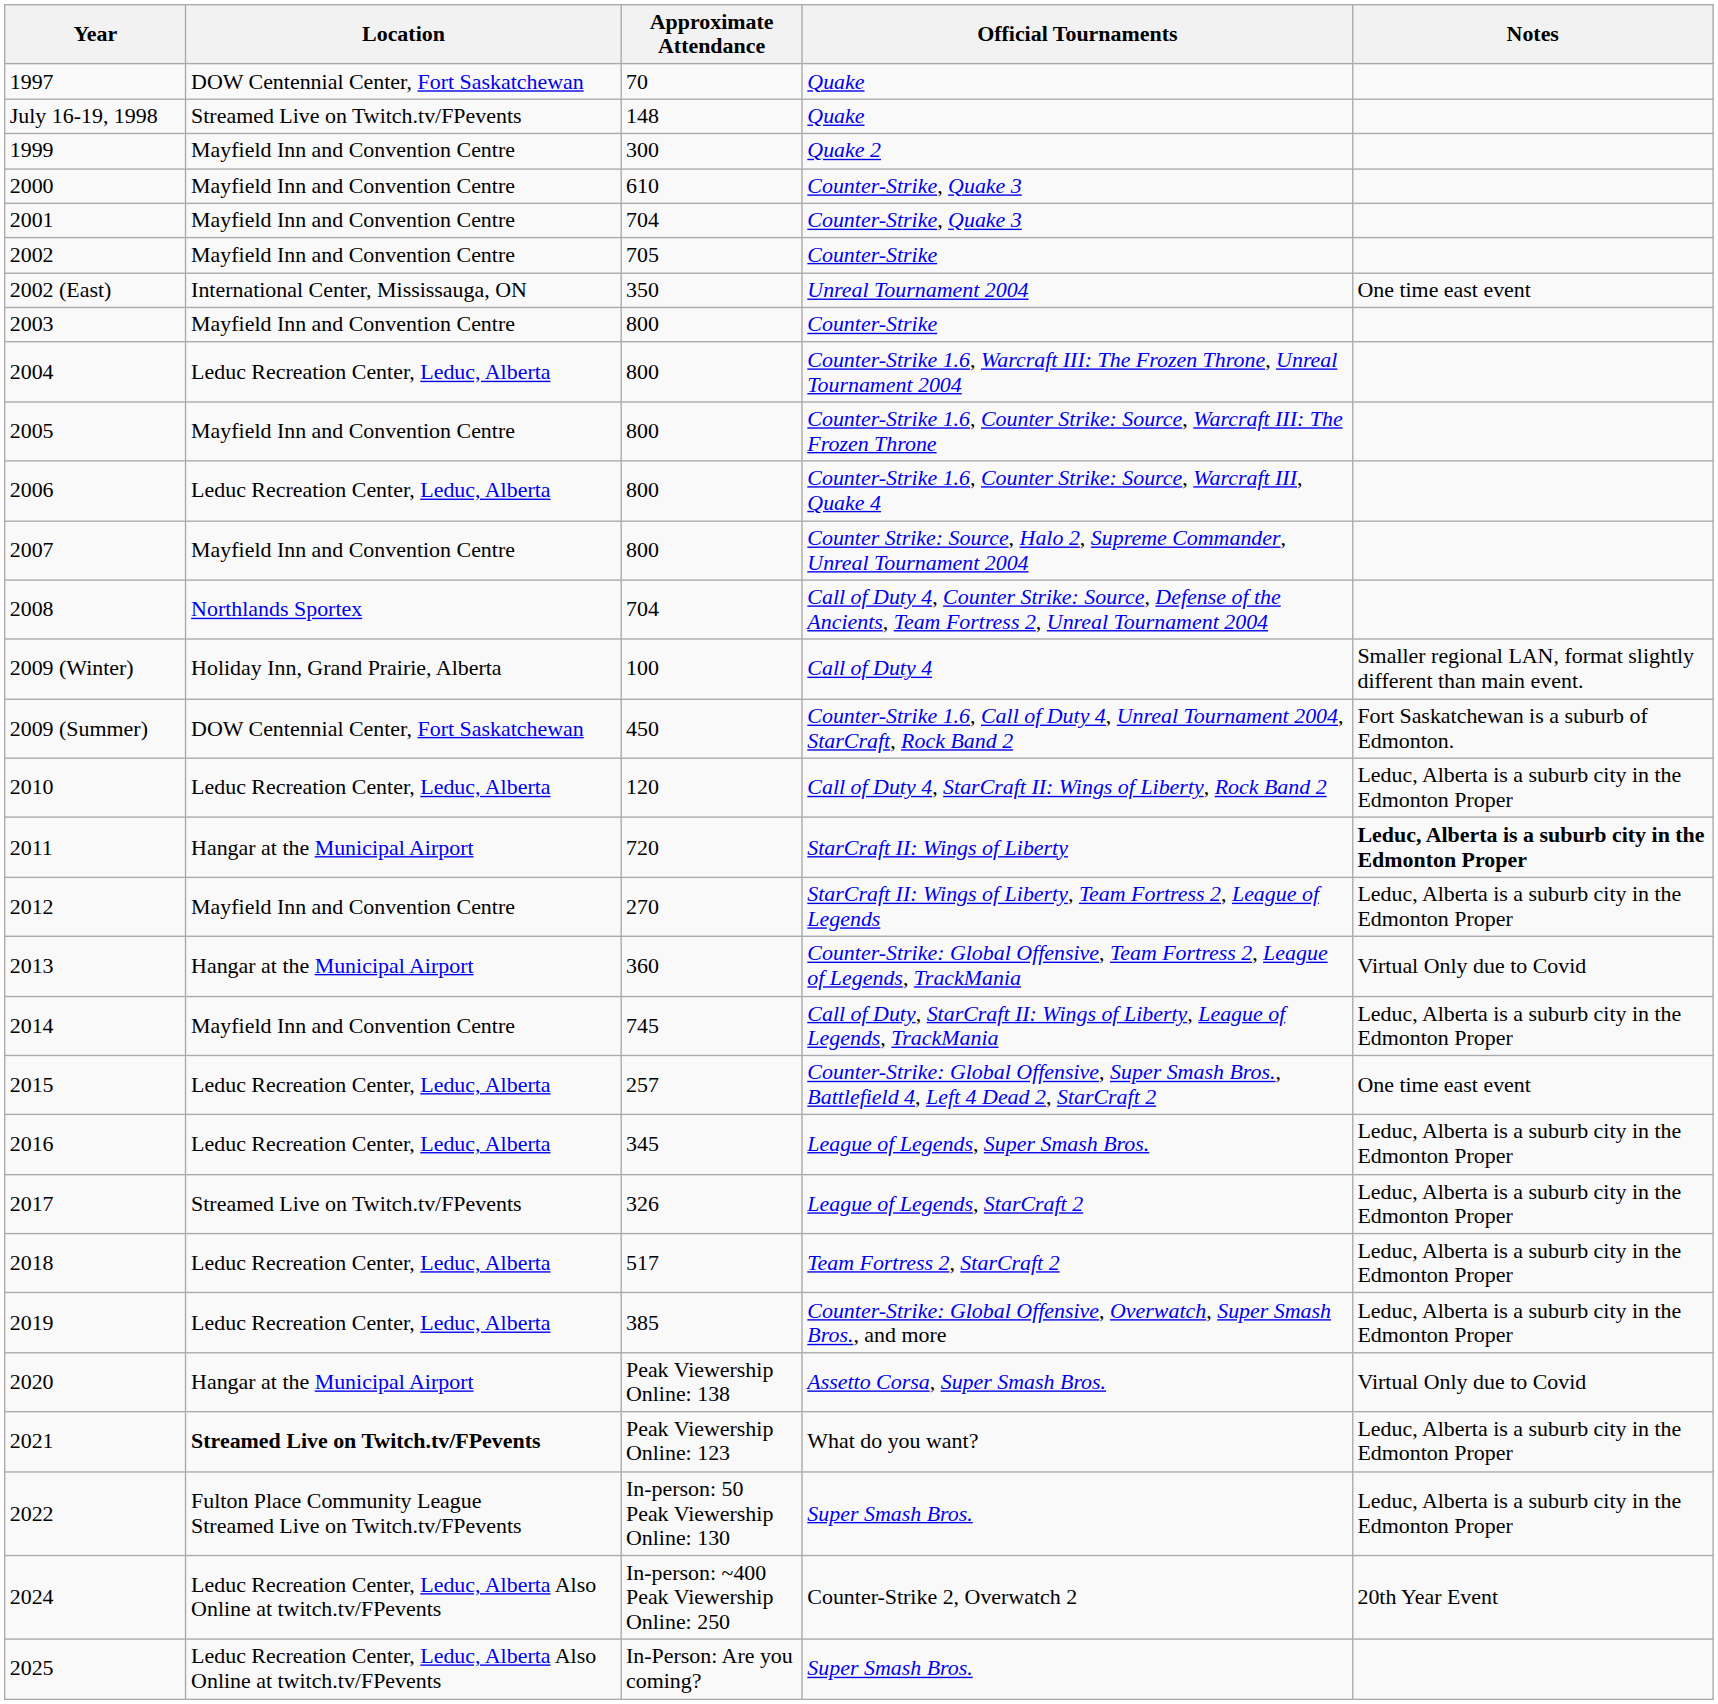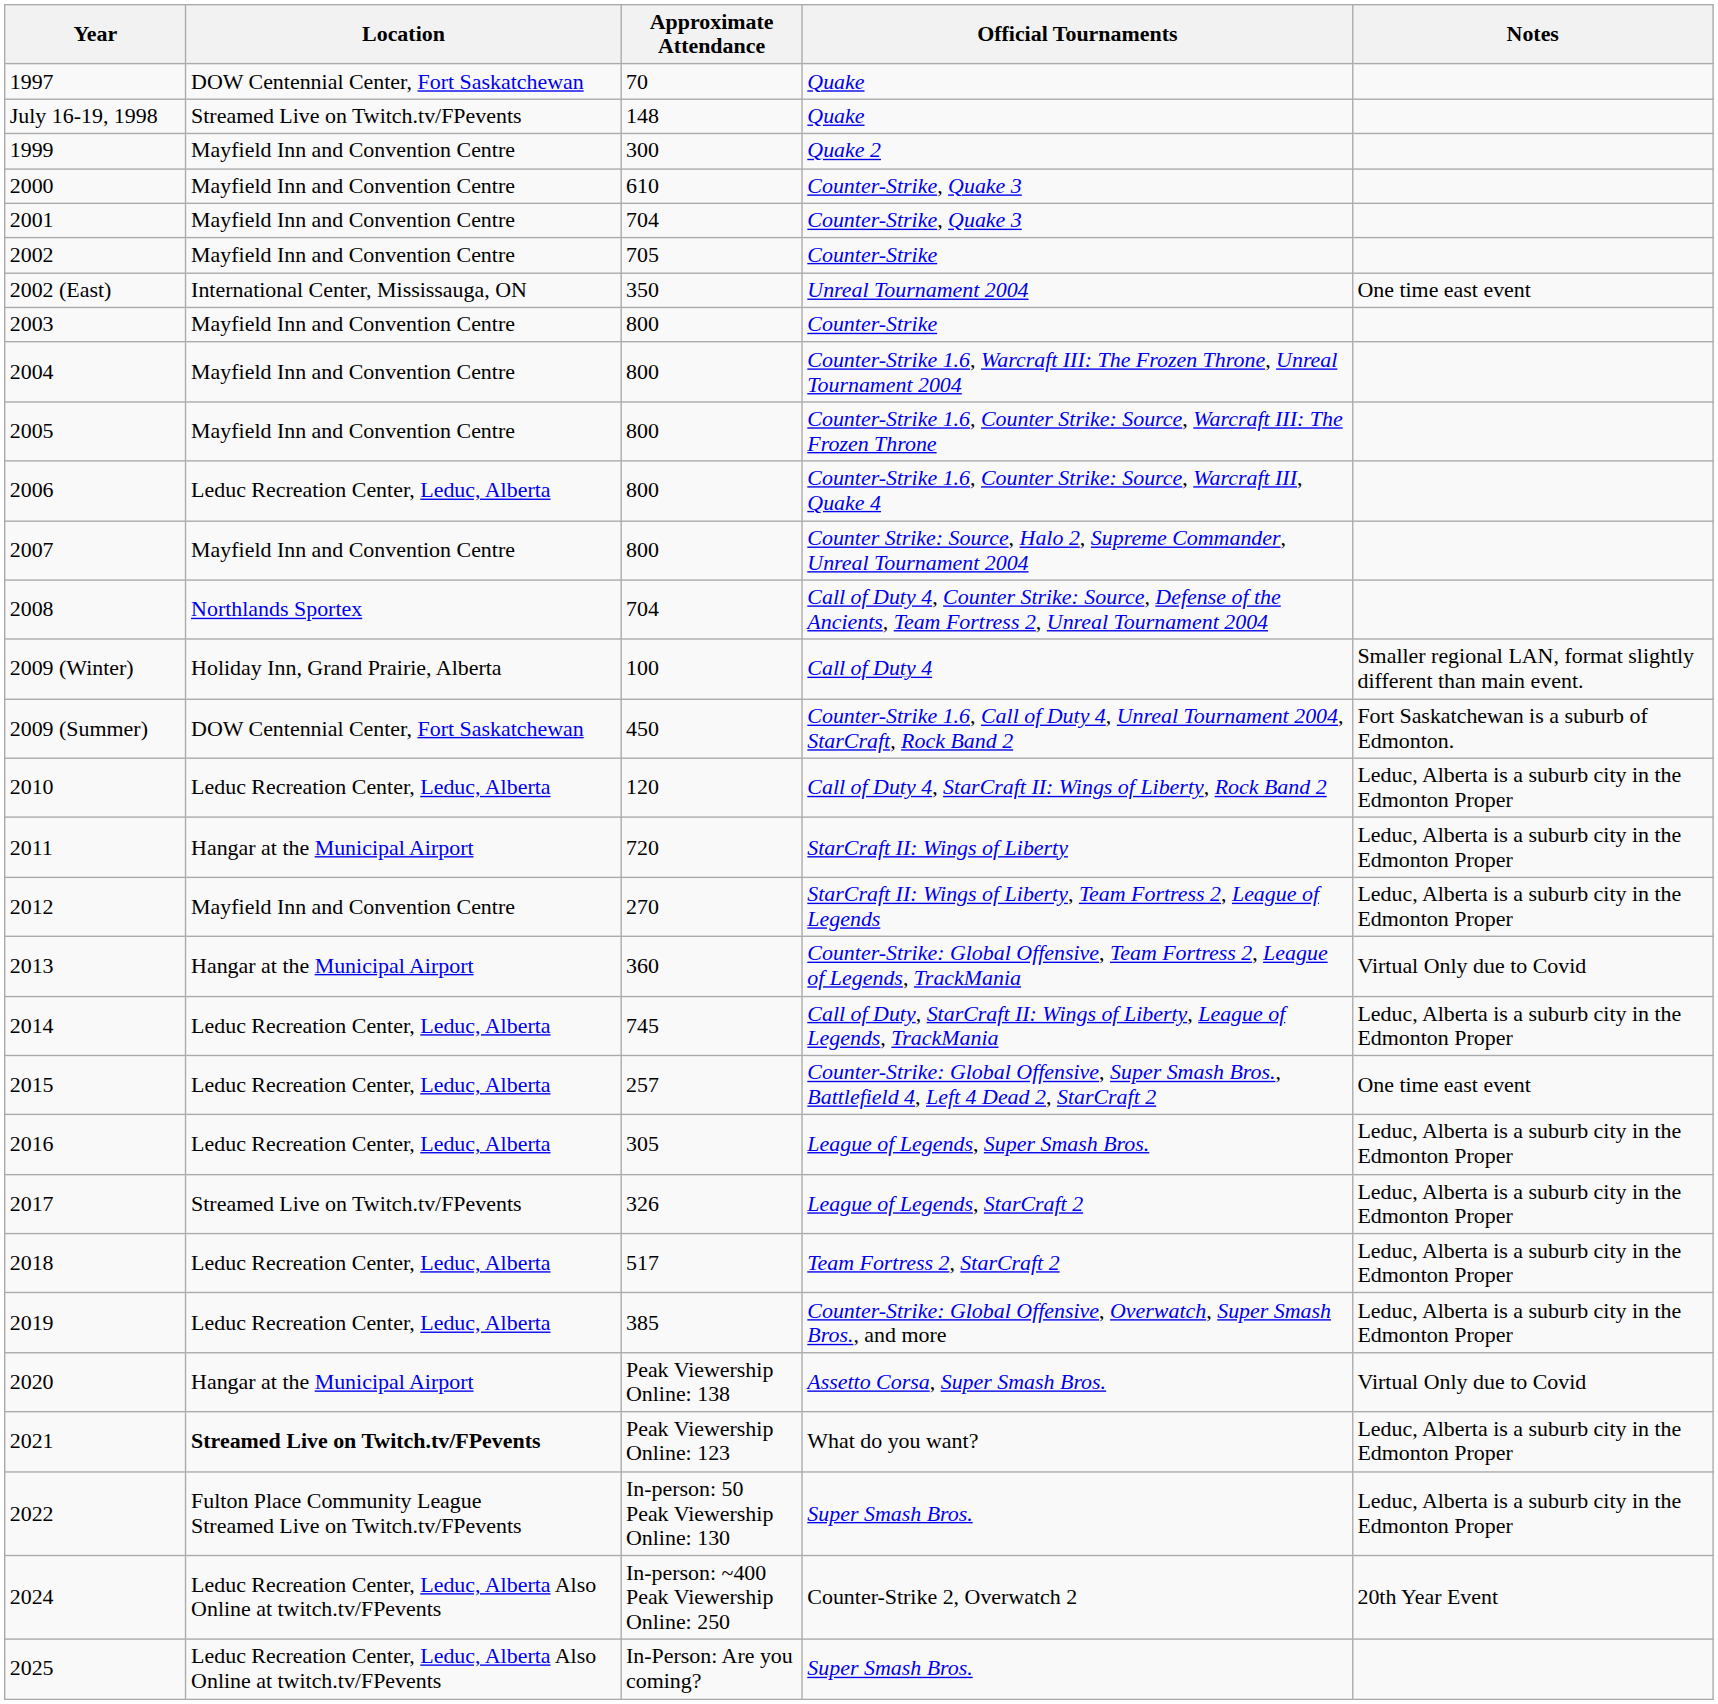(371, 371) Leduc Recreation Center, Leduc, Alberta -> (353, 371) Mayfield Inn and Convention Centre
(1531, 847) bold -> (1519, 847) normal
(353, 1025) Mayfield Inn and Convention Centre -> (371, 1025) Leduc Recreation Center, Leduc, Alberta
(642, 1144) 345 -> (642, 1144) 305
